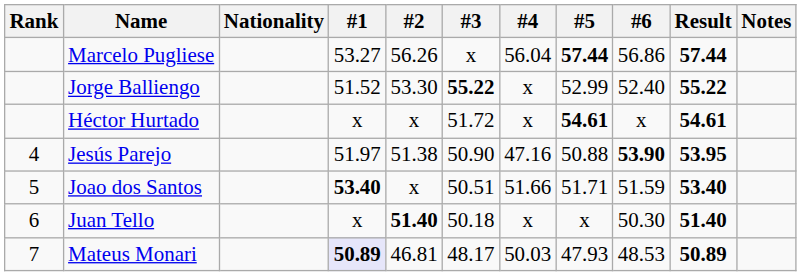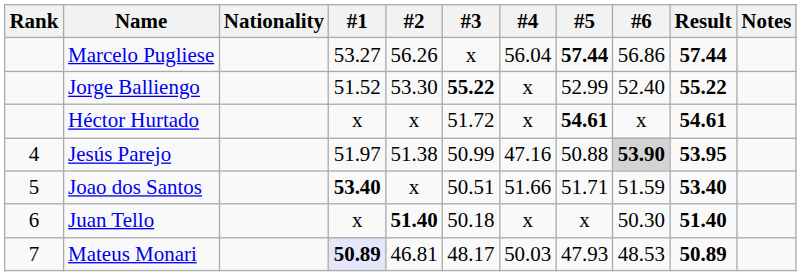(471, 154) 50.90 -> (471, 154) 50.99
(641, 154) no background -> (641, 154) lightgrey background
